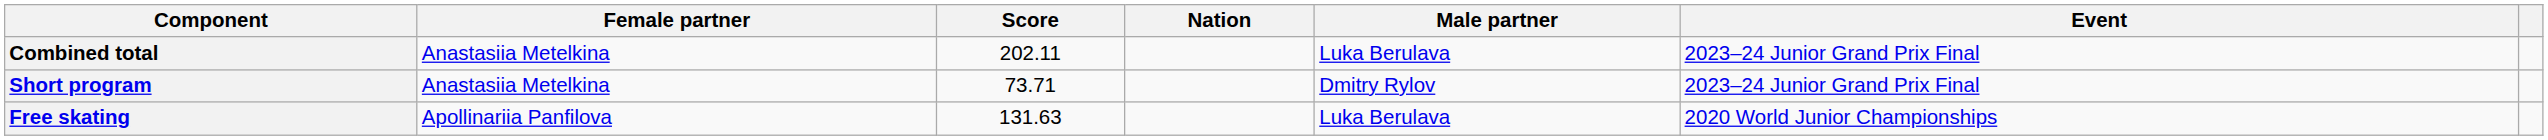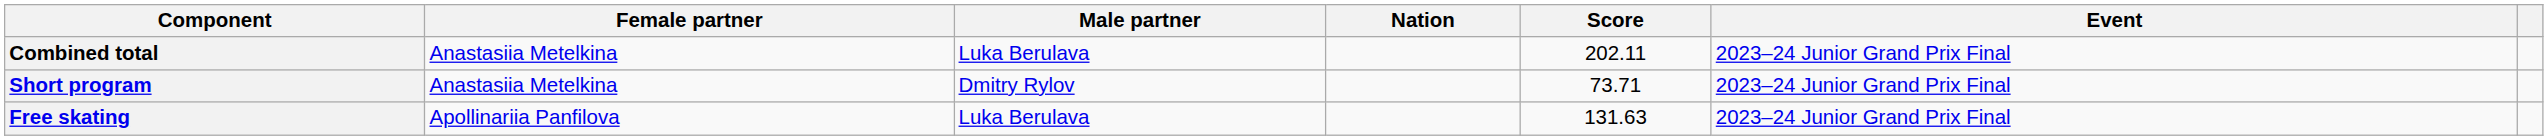columns swapped: (1497, 20) <-> (1030, 20)
(1841, 118) 2020 World Junior Championships -> (1863, 118) 2023–24 Junior Grand Prix Final
